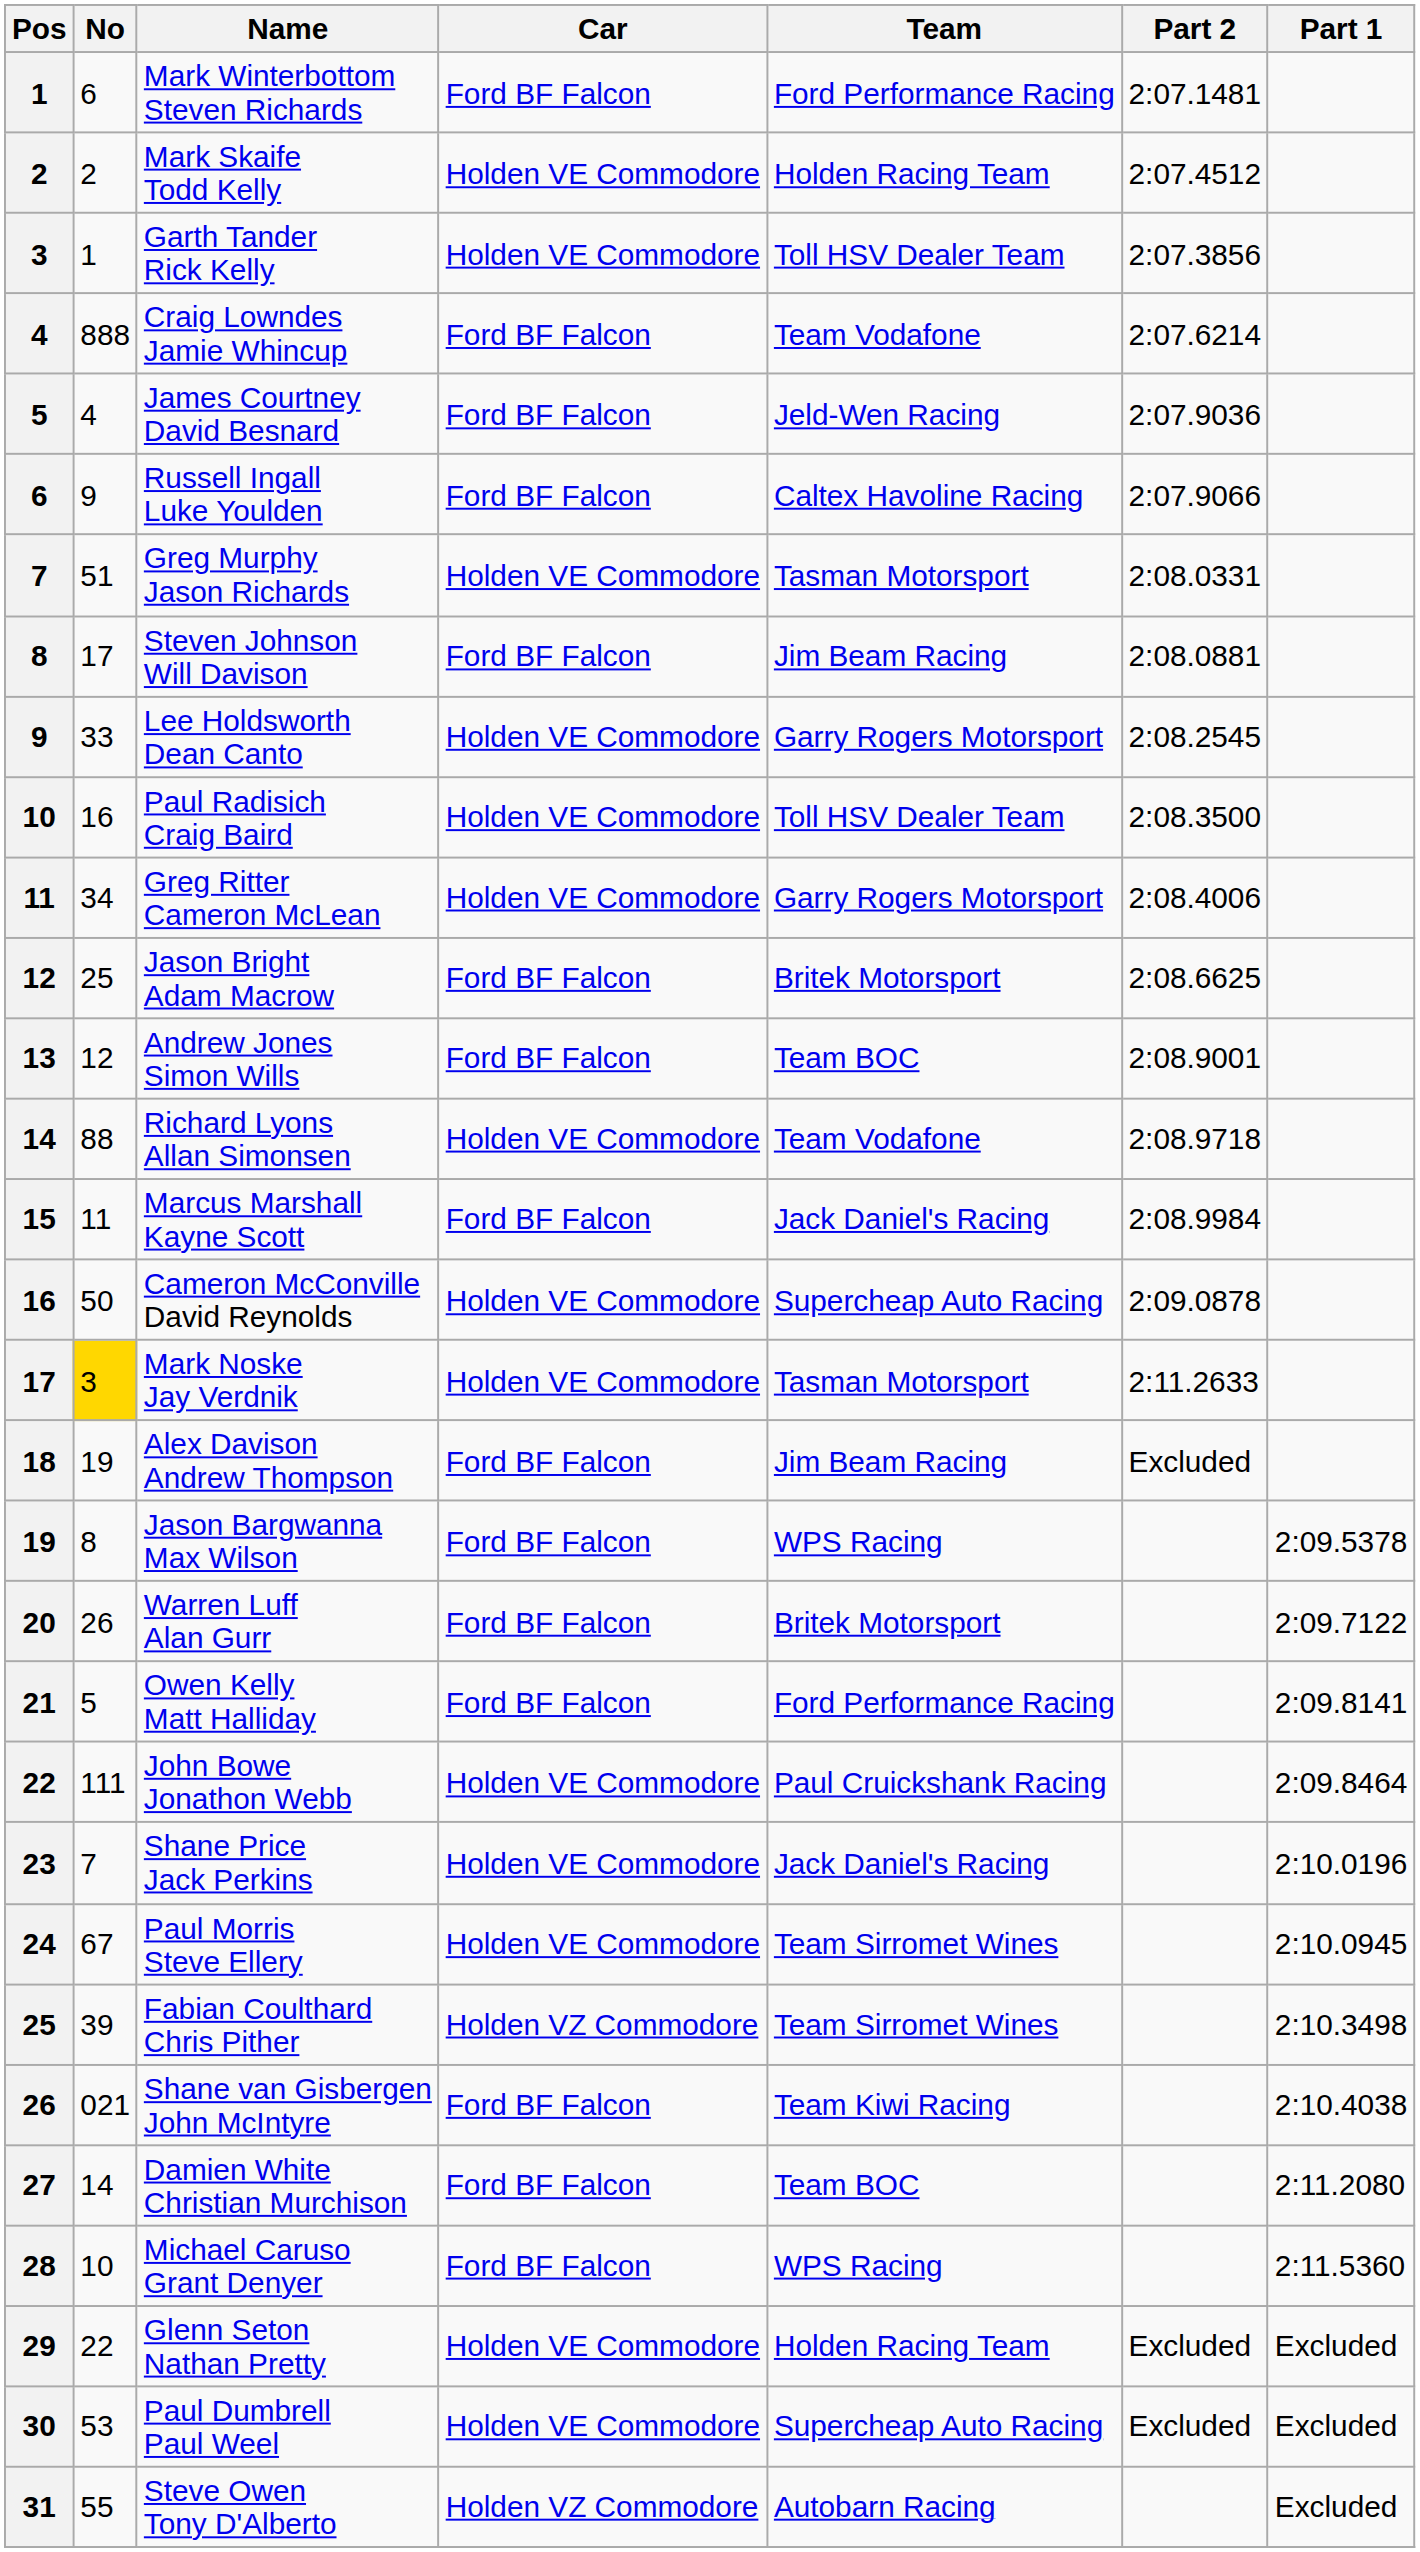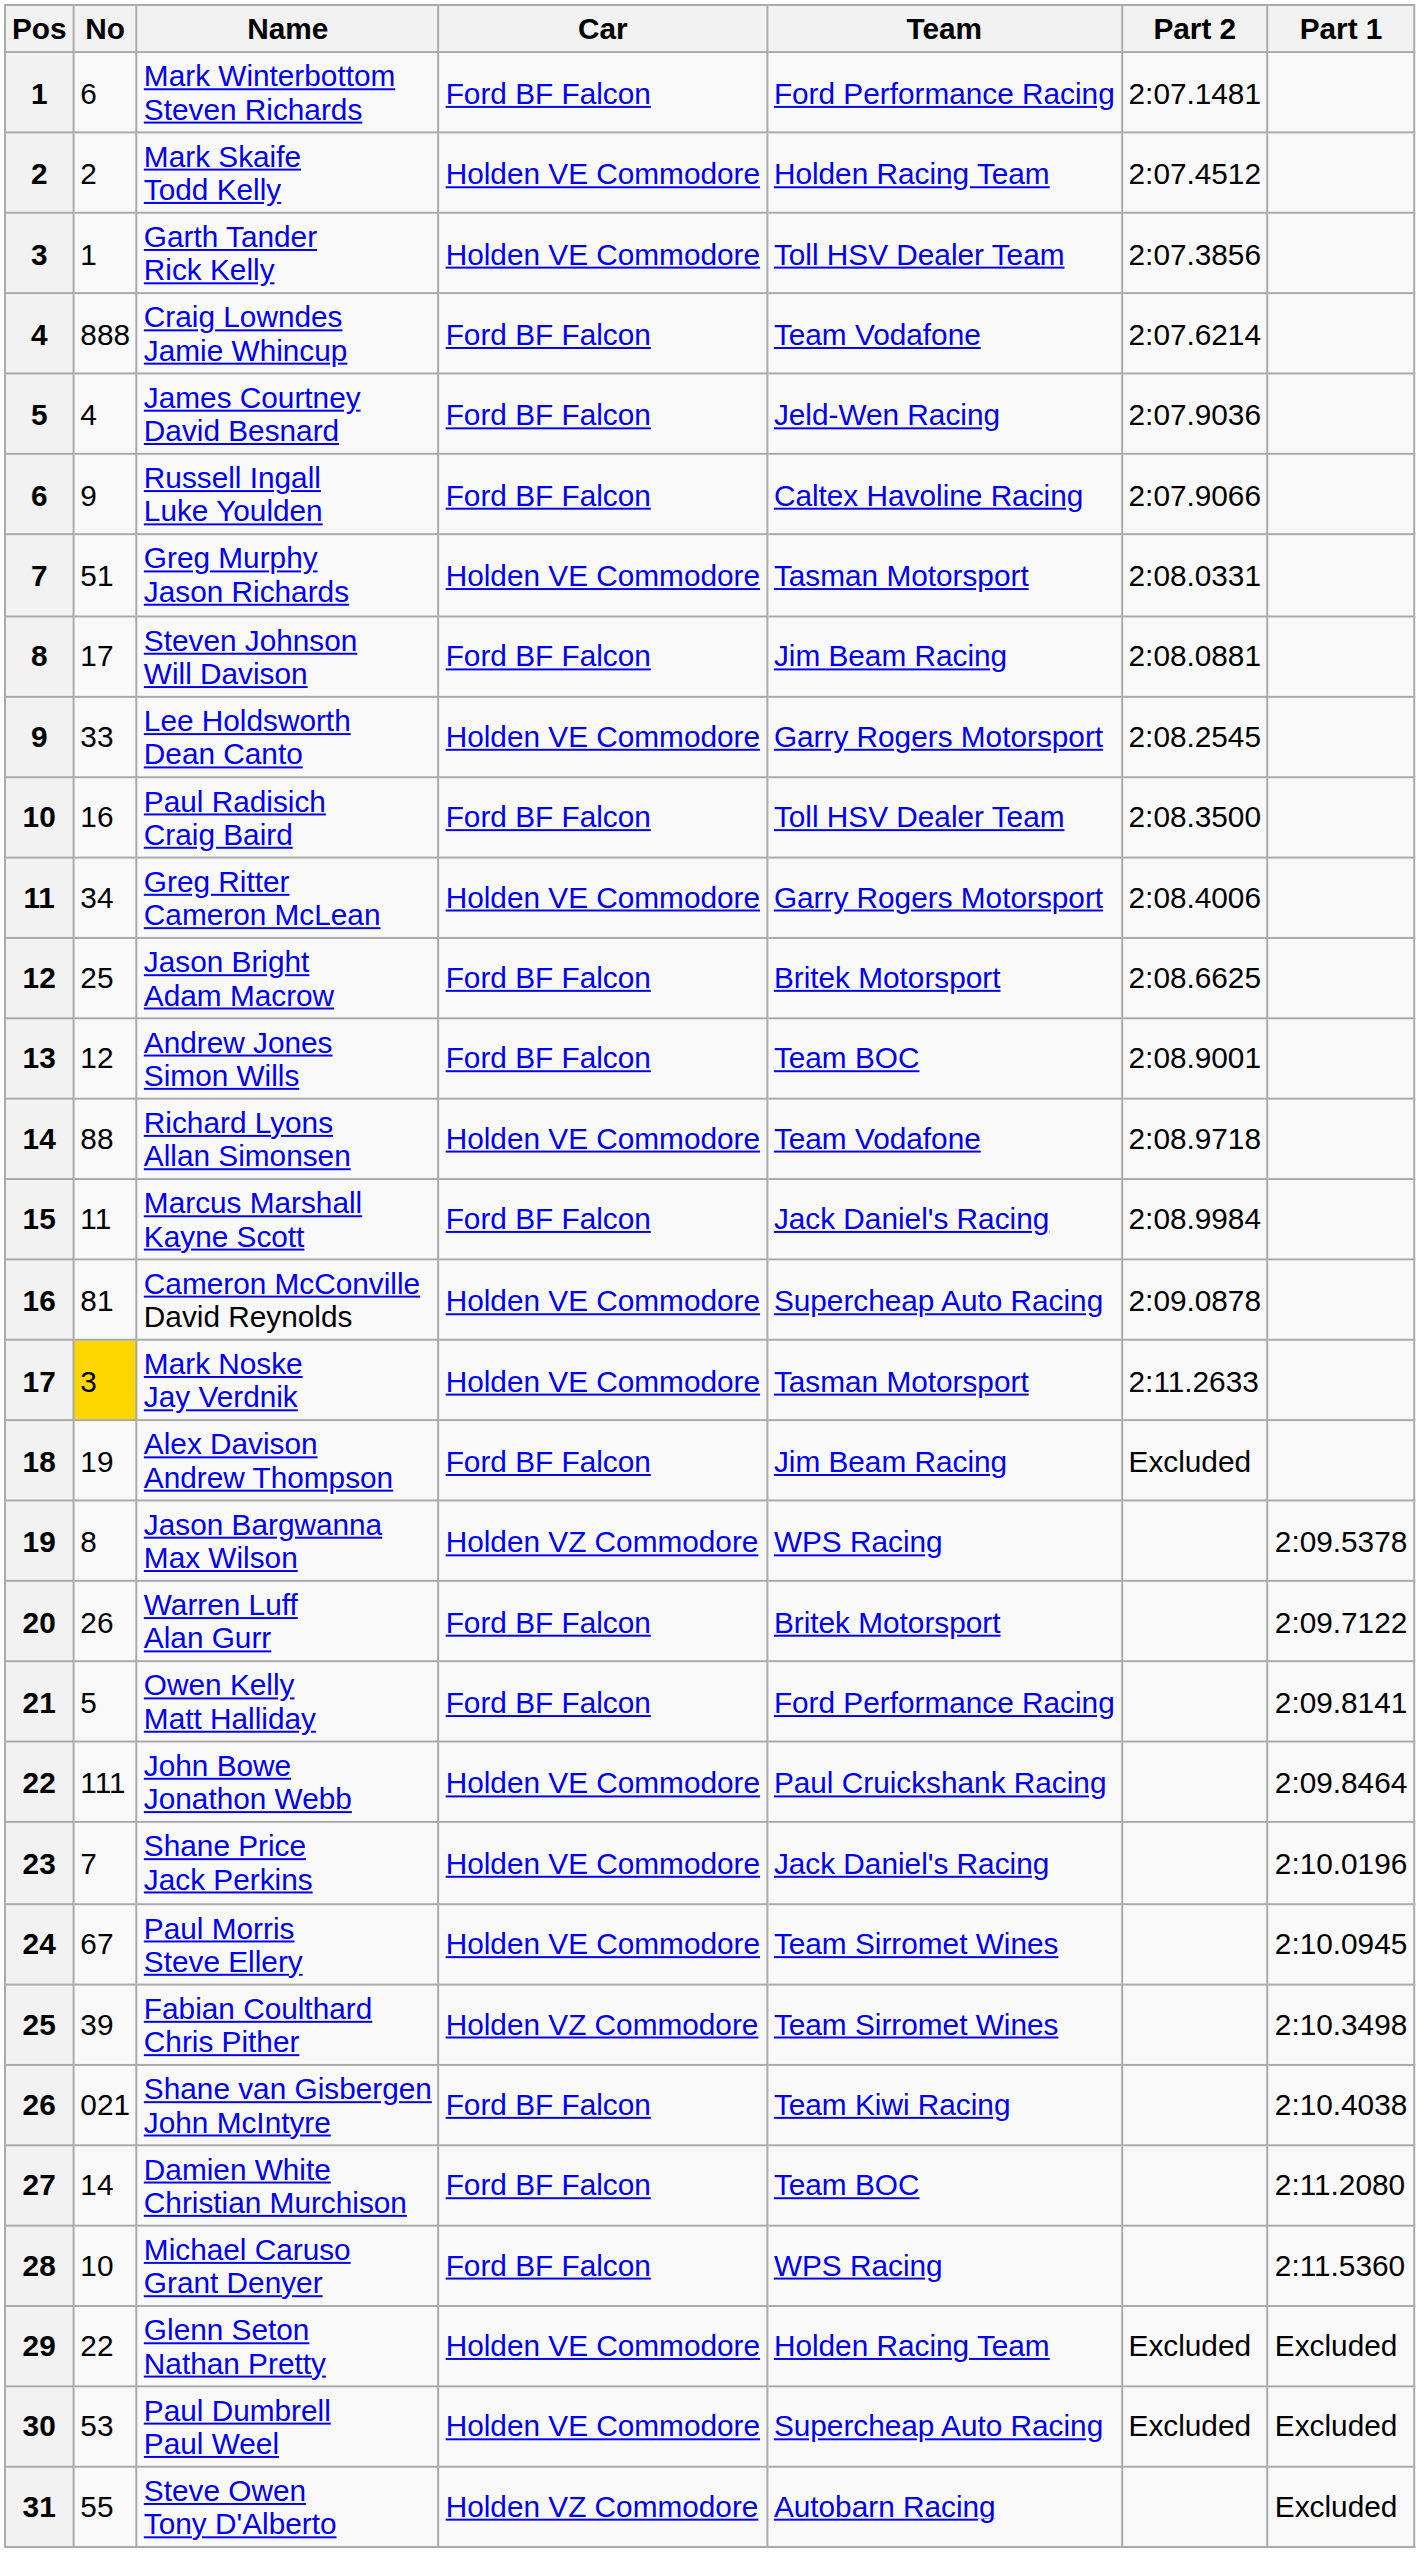(603, 817) Holden VE Commodore -> (548, 817) Ford BF Falcon
(97, 1300) 50 -> (97, 1300) 81
(548, 1541) Ford BF Falcon -> (602, 1541) Holden VZ Commodore
